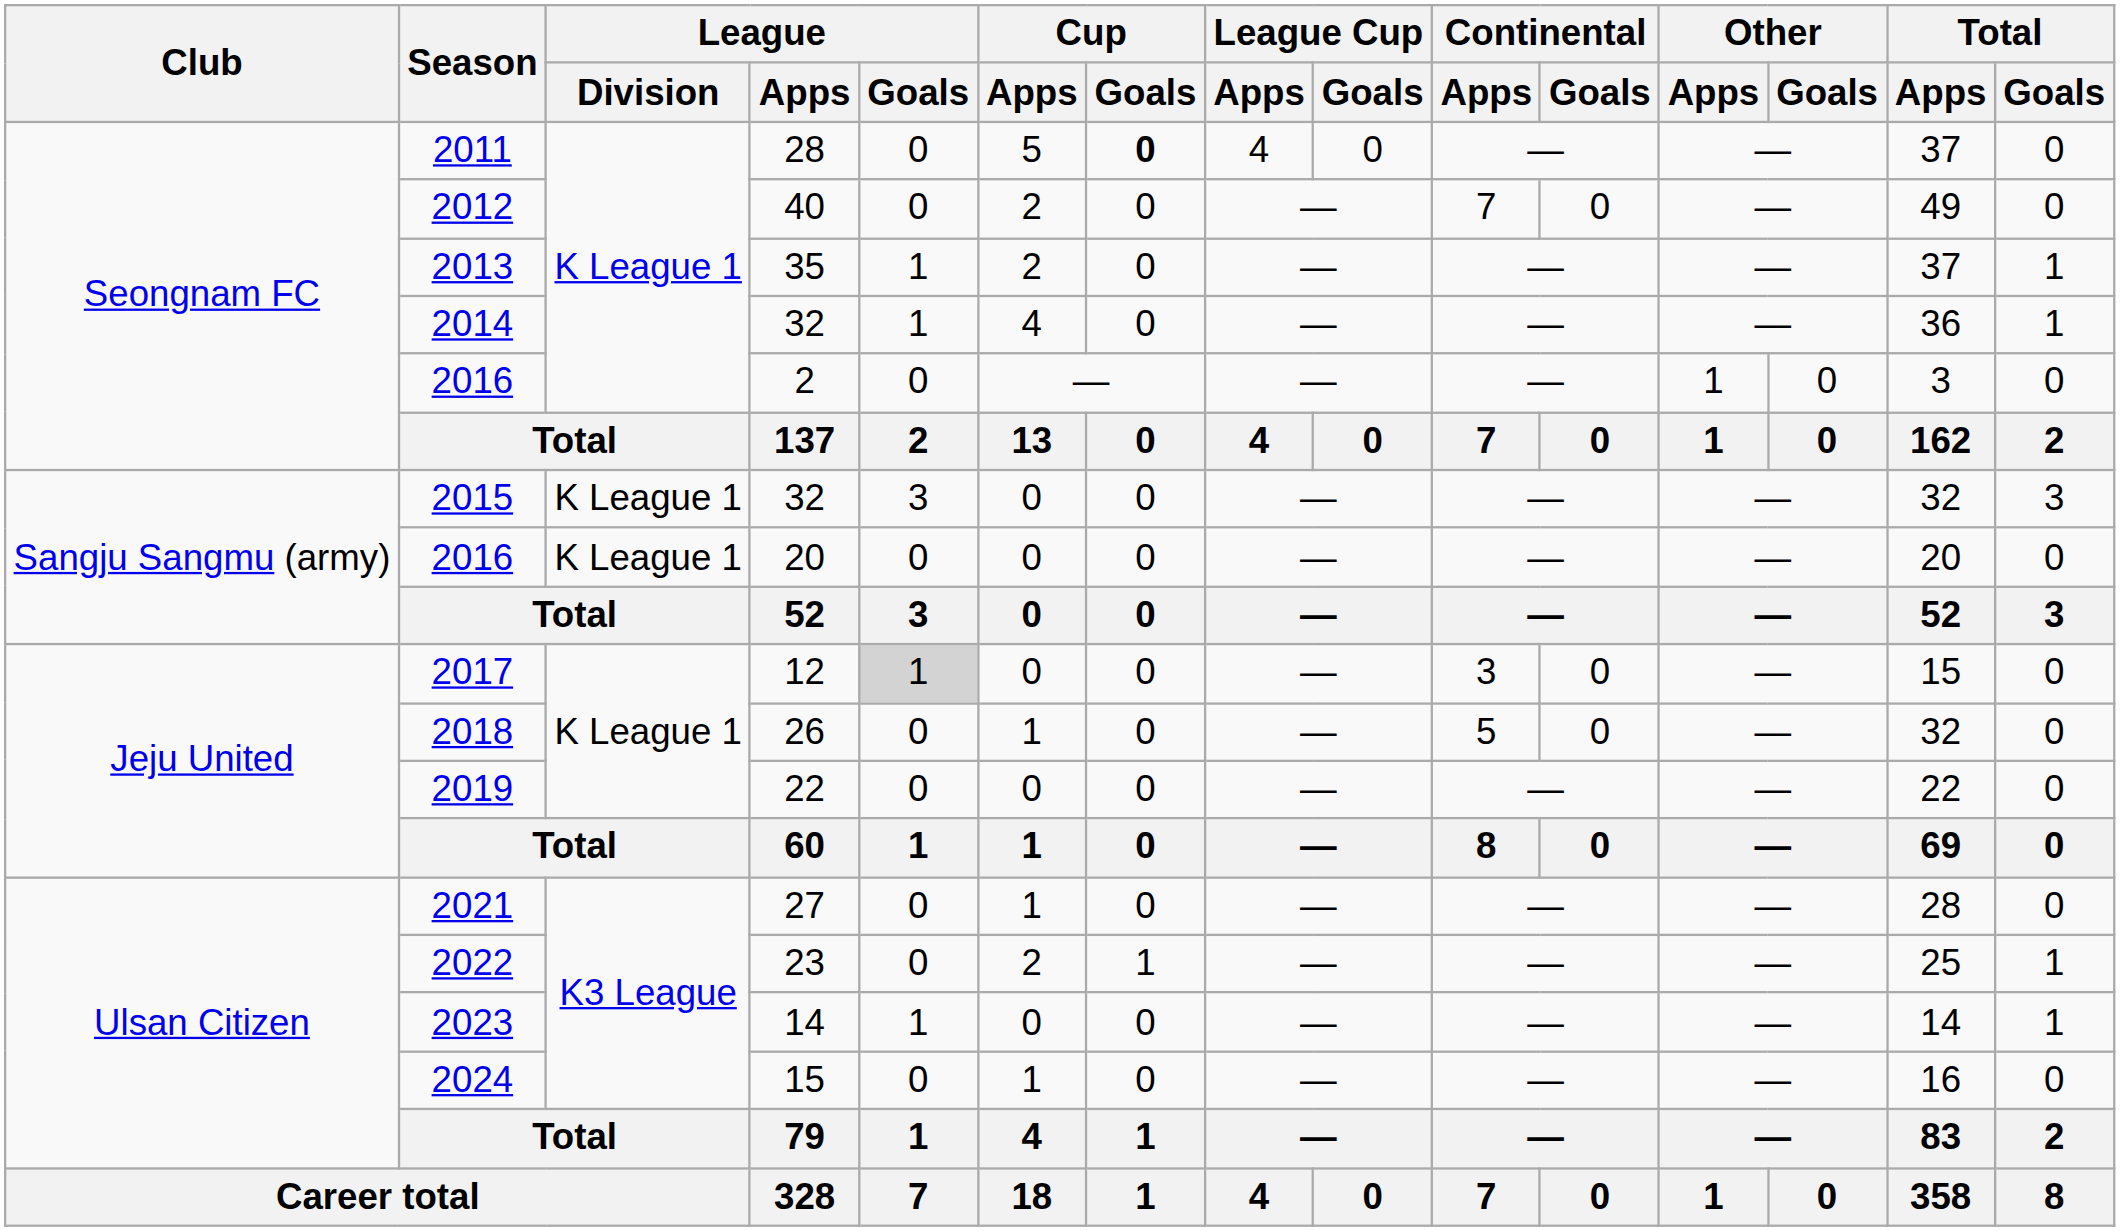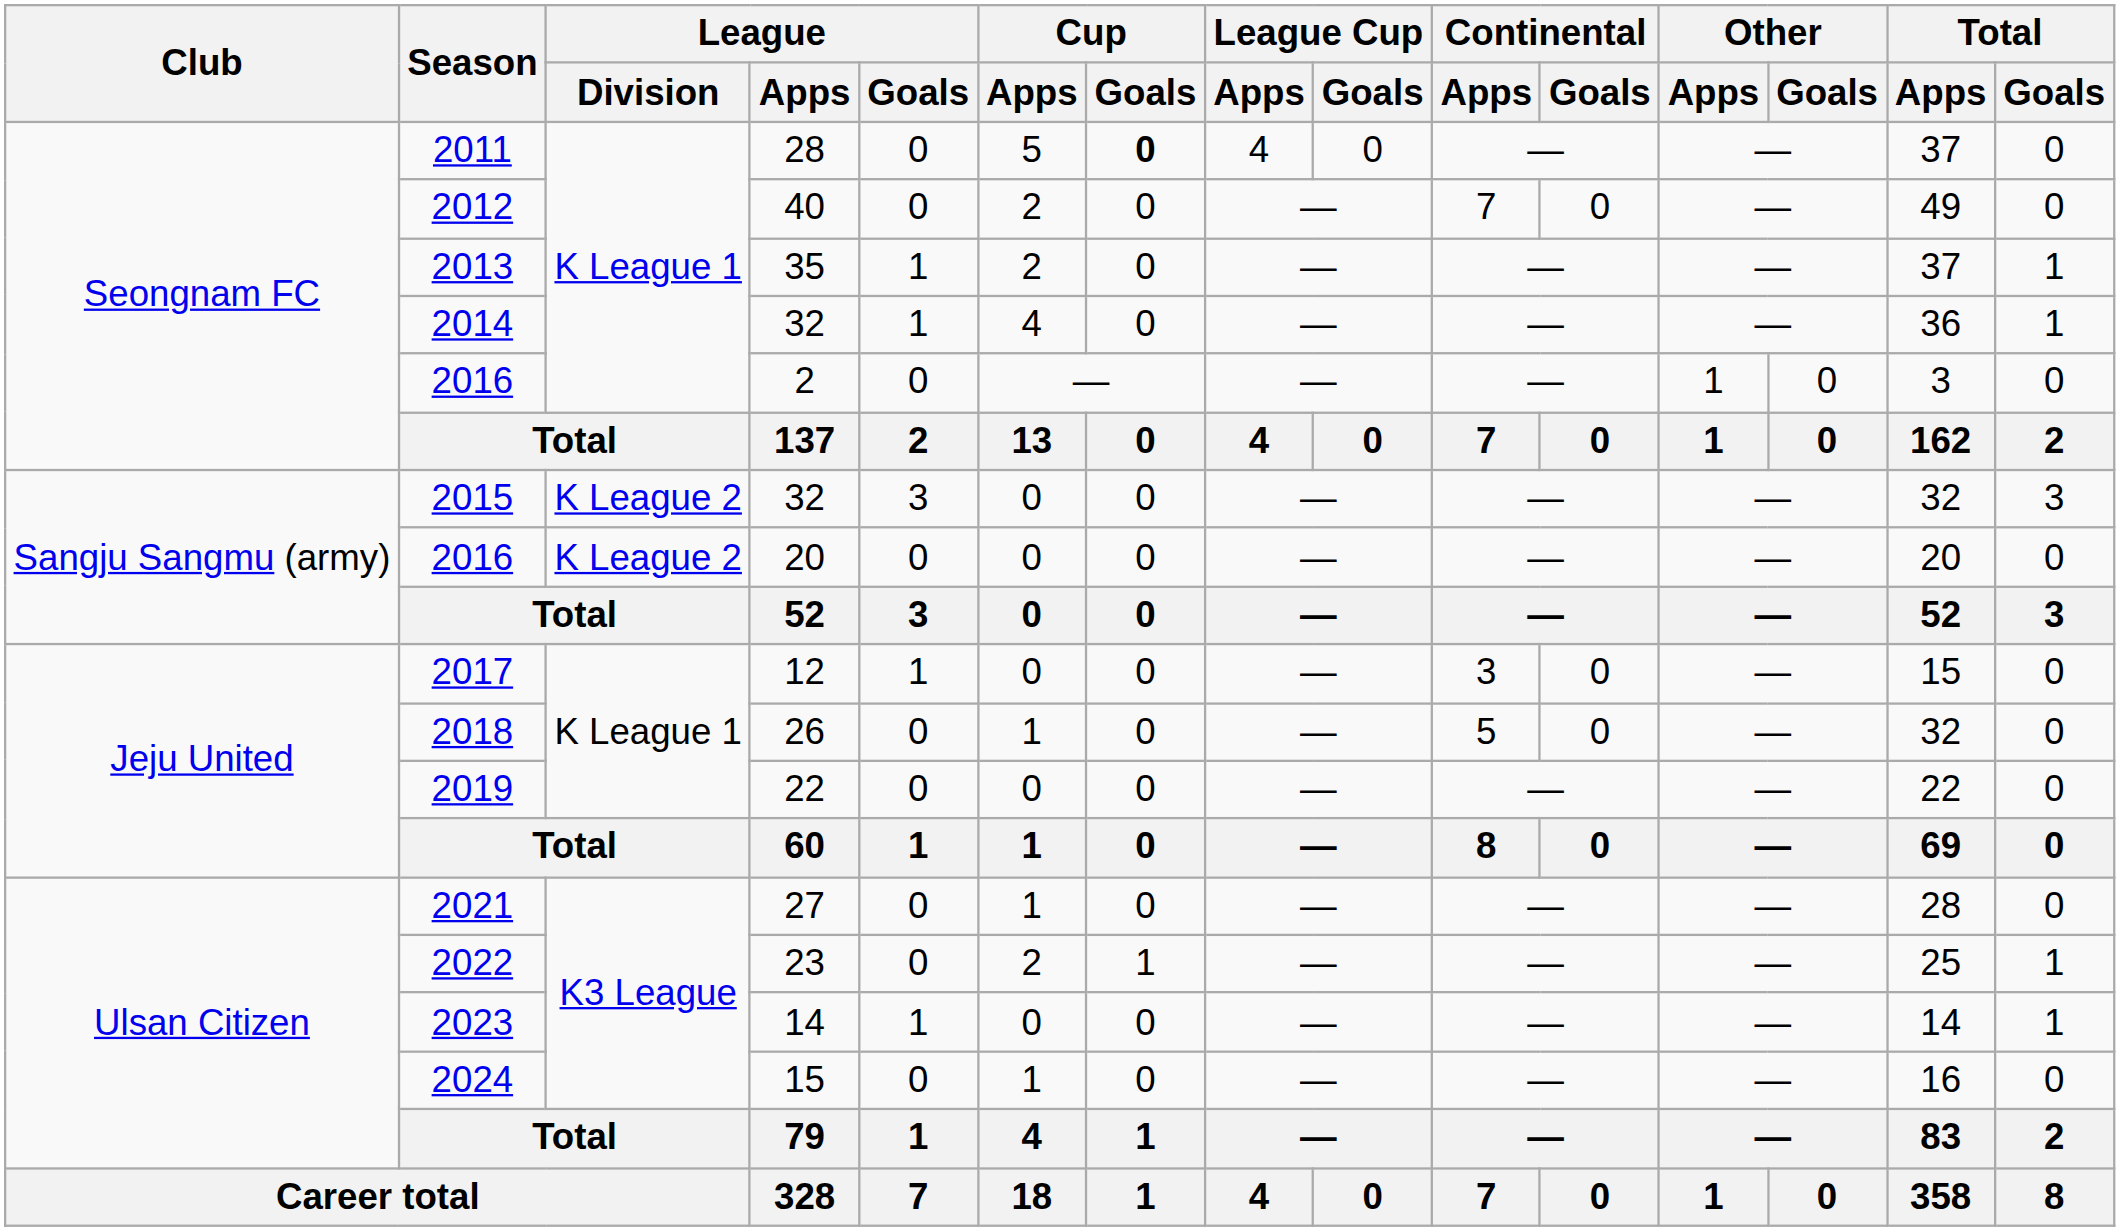(648, 498) K League 1 -> (648, 498) K League 2
(648, 556) K League 1 -> (648, 556) K League 2
(918, 672) lightgrey background -> (918, 672) no background
